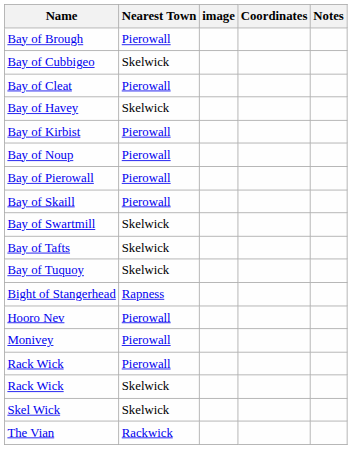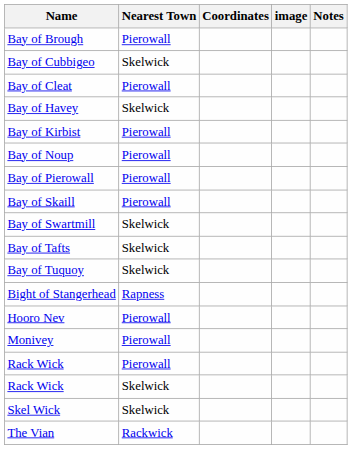columns swapped: (274, 16) <-> (219, 16)
